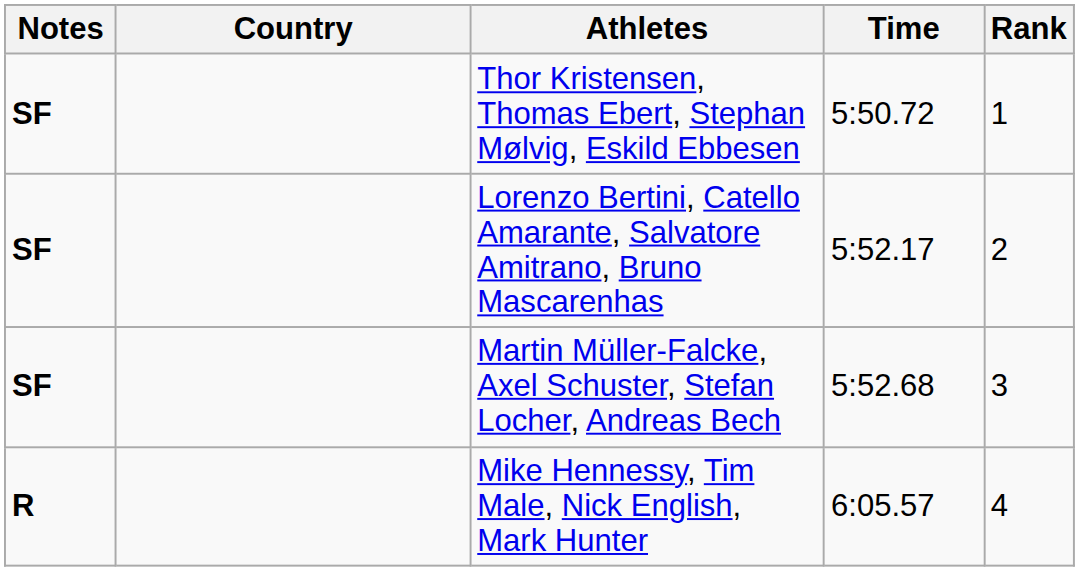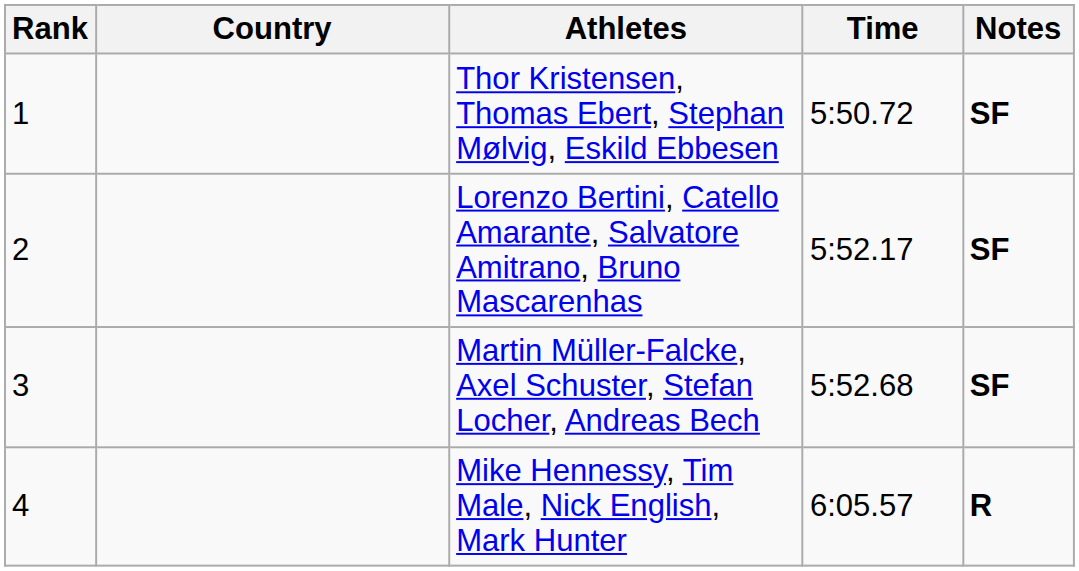columns swapped: (1029, 29) <-> (61, 29)
